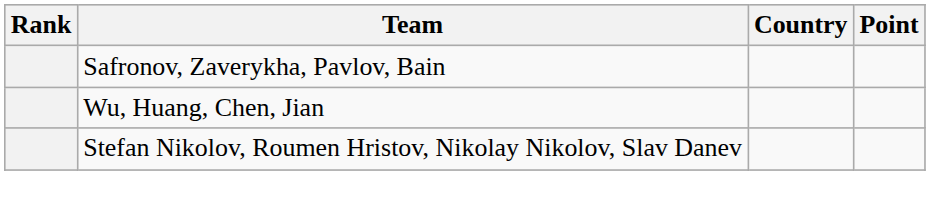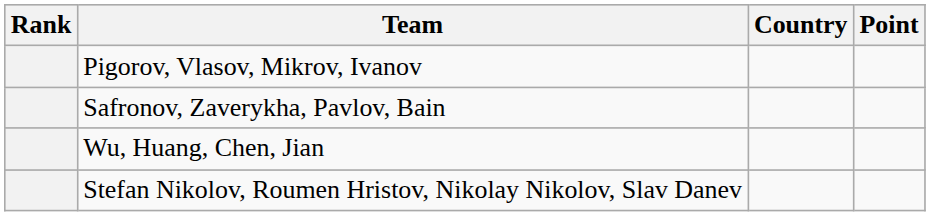+ row: (253, 66)
